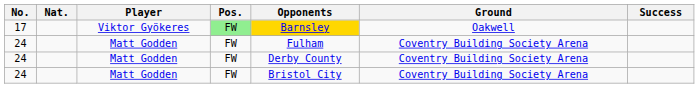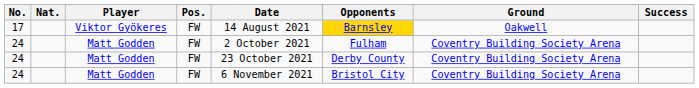+ column: (267, 12)
(231, 28) lightgreen background -> (194, 28) no background
